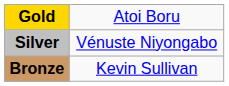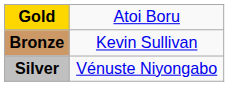rows swapped: (37, 42) <-> (37, 68)
